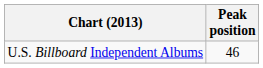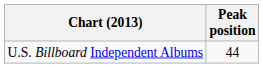(232, 52) 46 -> (232, 52) 44
